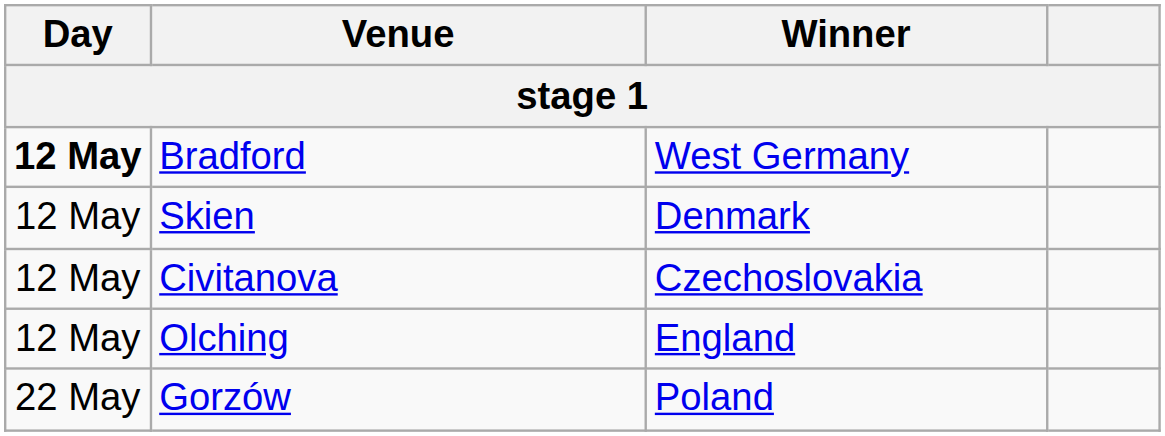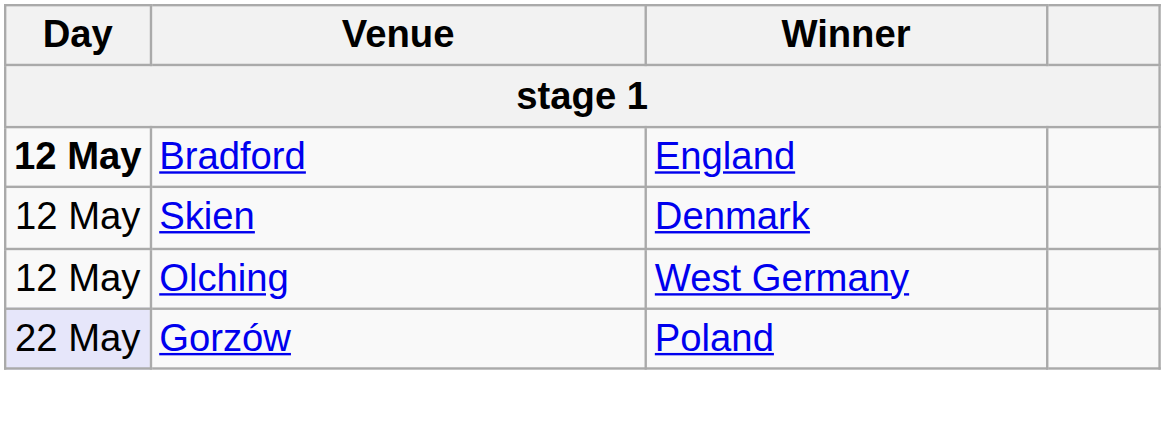(782, 156) West Germany -> (725, 156) England
- row: (248, 277)
(725, 338) England -> (782, 277) West Germany
(78, 398) no background -> (78, 338) lavender background
